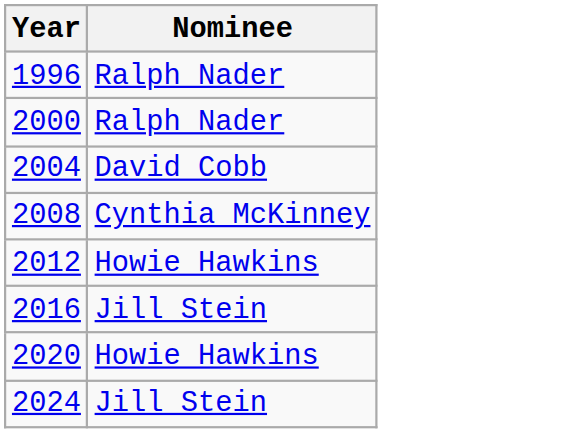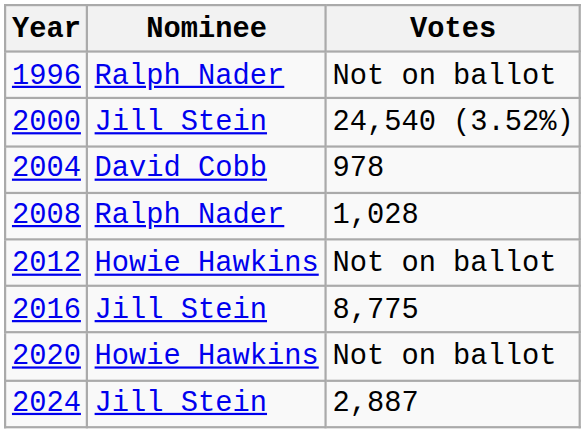+ column: (453, 29)
(189, 122) Ralph Nader -> (181, 122) Jill Stein
(233, 216) Cynthia McKinney -> (189, 216) Ralph Nader
